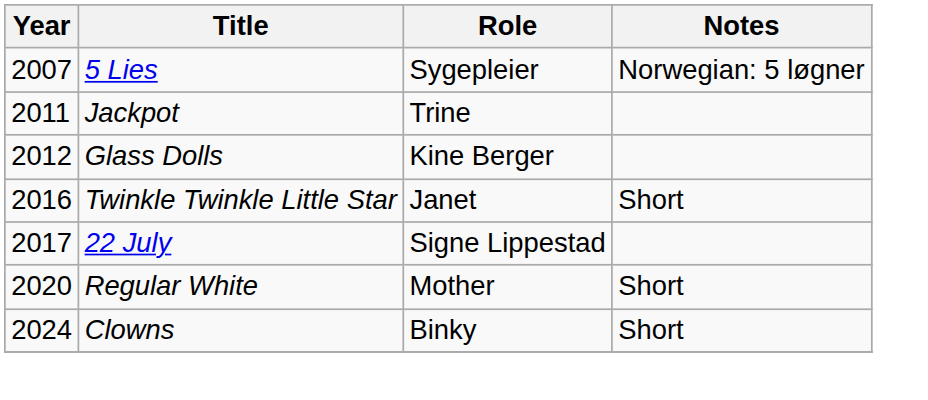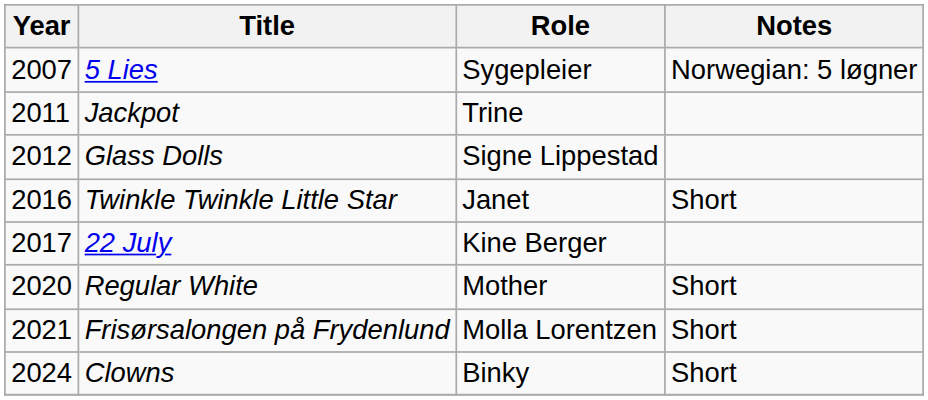(482, 156) Kine Berger -> (560, 156) Signe Lippestad
(508, 243) Signe Lippestad -> (534, 243) Kine Berger
+ row: (267, 329)
